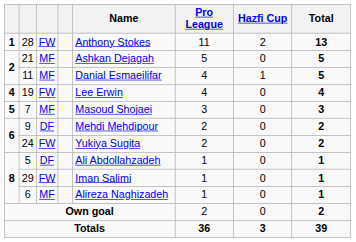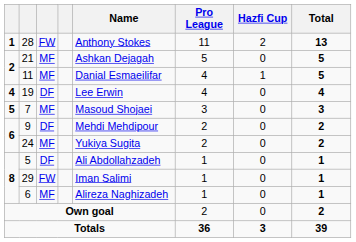(47, 93) FW -> (47, 93) DF
(47, 144) FW -> (47, 144) MF
